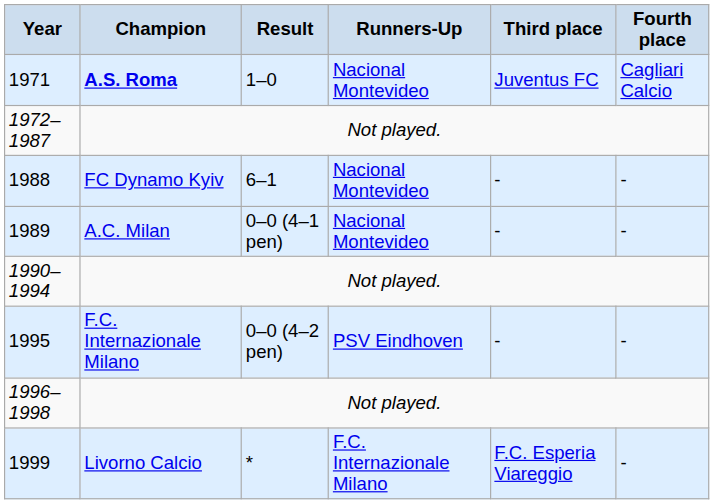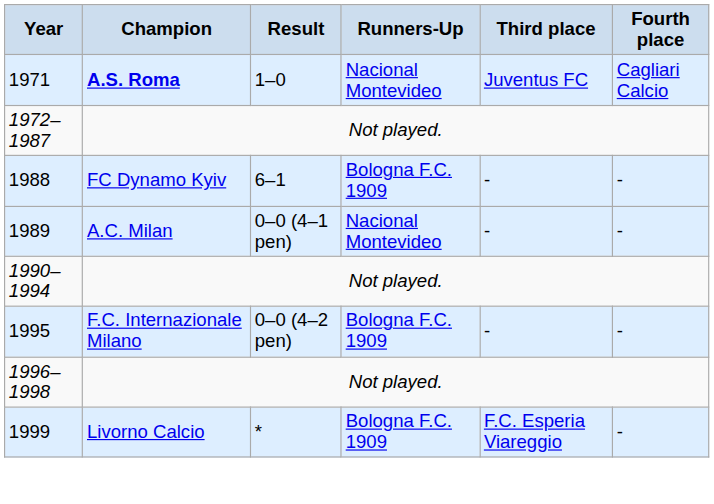(381, 180) Nacional Montevideo -> (399, 180) Bologna F.C. 1909
(398, 341) PSV Eindhoven -> (399, 331) Bologna F.C. 1909
(391, 463) F.C. Internazionale Milano -> (399, 432) Bologna F.C. 1909
